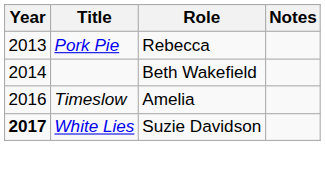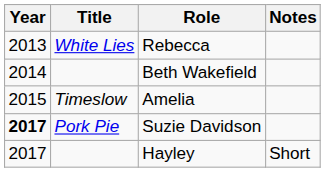(87, 45) Pork Pie -> (94, 45) White Lies
(28, 99) 2016 -> (28, 99) 2015
(94, 126) White Lies -> (87, 126) Pork Pie
+ row: (168, 153)
